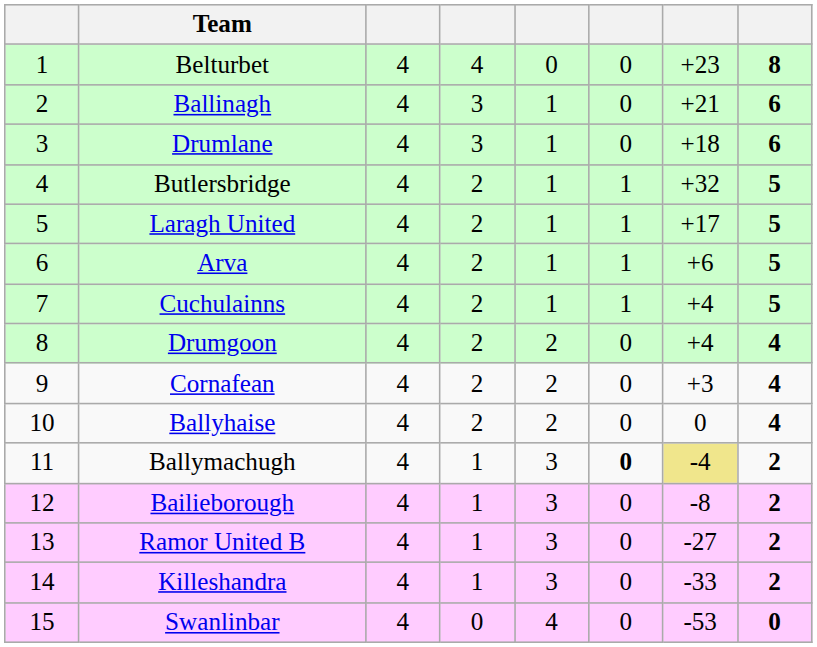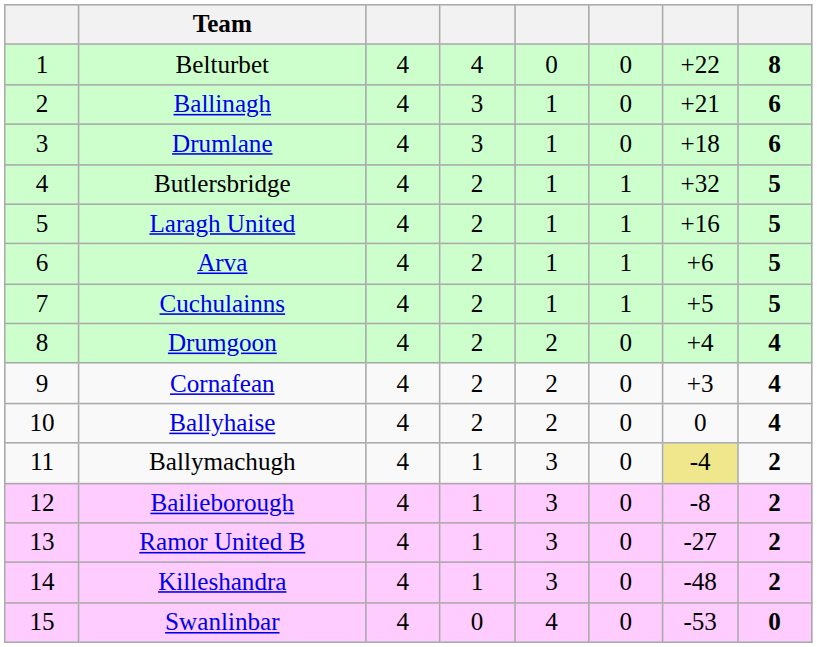(700, 64) +23 -> (700, 64) +22
(700, 223) +17 -> (700, 223) +16
(700, 303) +4 -> (700, 303) +5
(626, 462) bold -> (626, 462) normal
(700, 582) -33 -> (700, 582) -48
